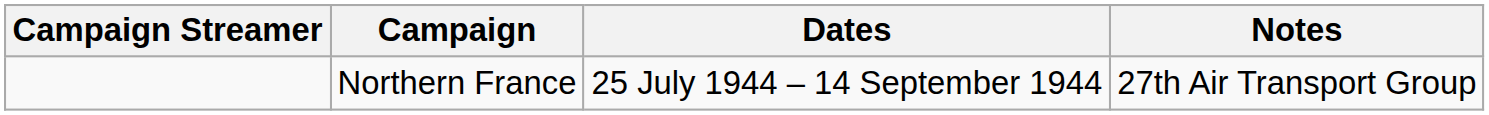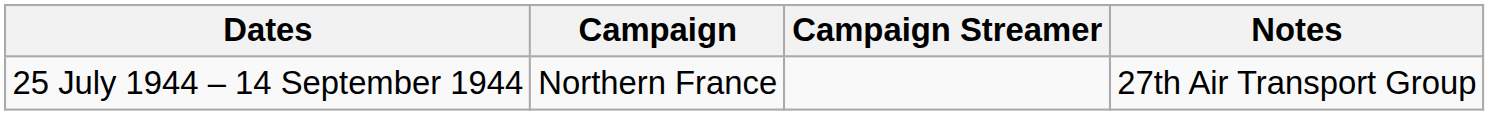columns swapped: (168, 30) <-> (847, 30)
